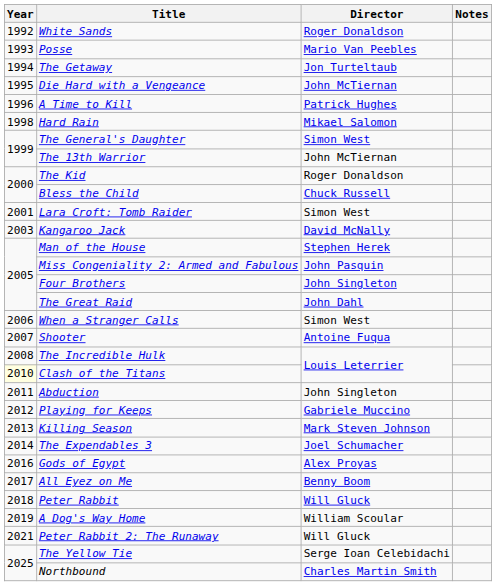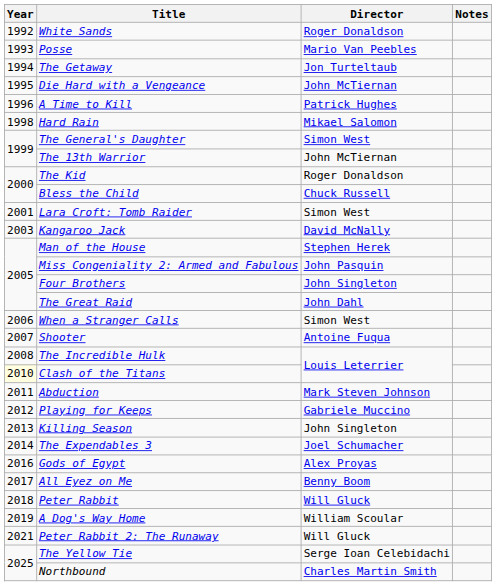(350, 392) John Singleton -> (367, 392) Mark Steven Johnson
(367, 428) Mark Steven Johnson -> (350, 428) John Singleton
